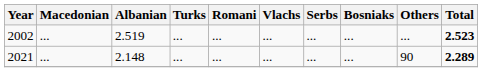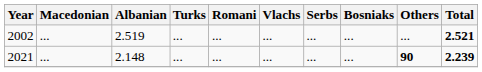(460, 35) 2.523 -> (460, 35) 2.521
(407, 56) normal -> (407, 56) bold
(460, 56) 2.289 -> (460, 56) 2.239
